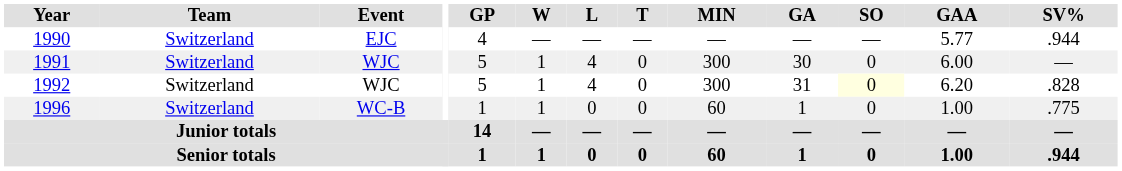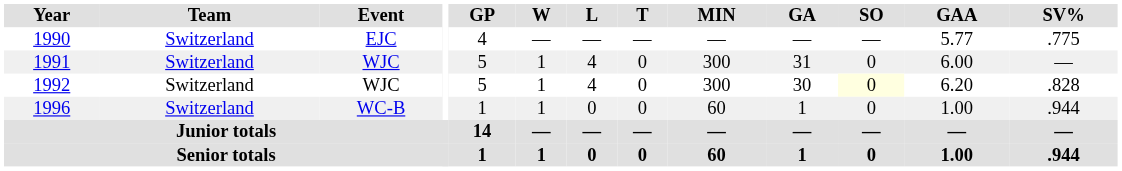(1064, 38) .944 -> (1064, 38) .775
(802, 61) 30 -> (802, 61) 31
(802, 85) 31 -> (802, 85) 30
(1064, 108) .775 -> (1064, 108) .944
